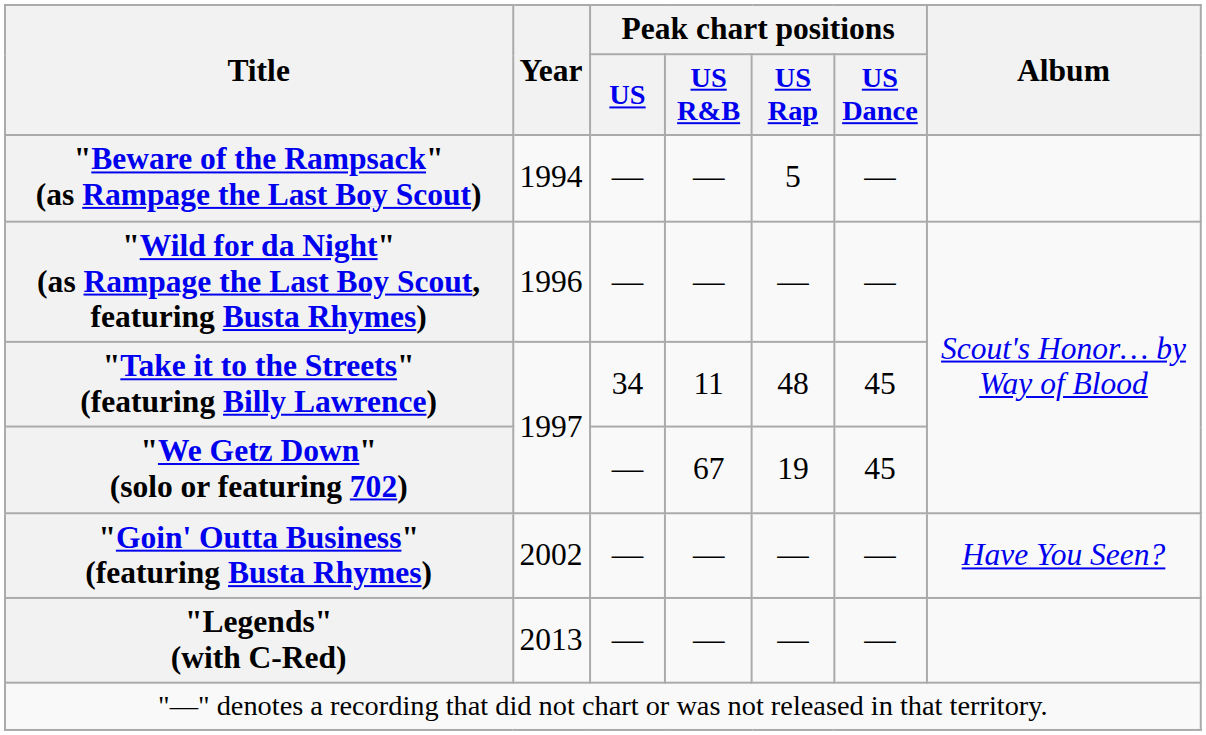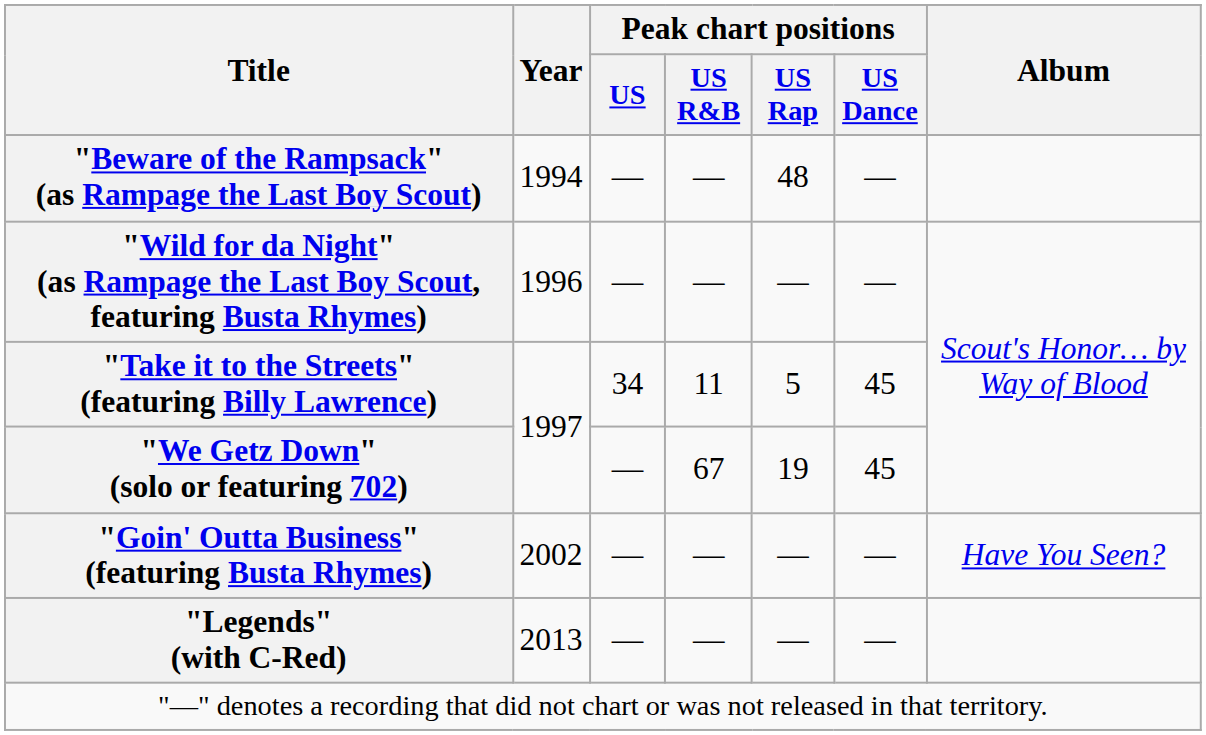(793, 177) 5 -> (793, 177) 48
(793, 383) 48 -> (793, 383) 5
